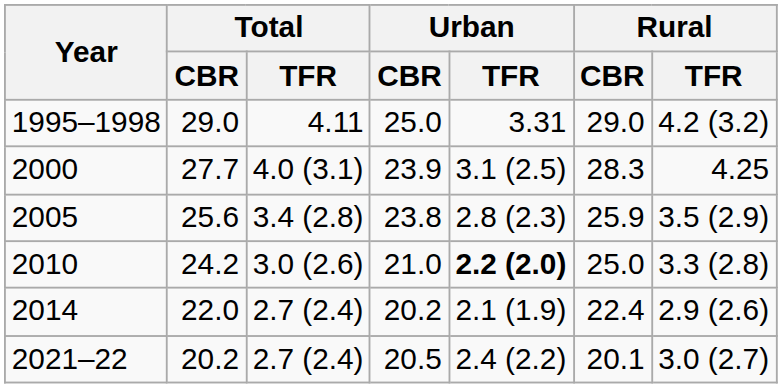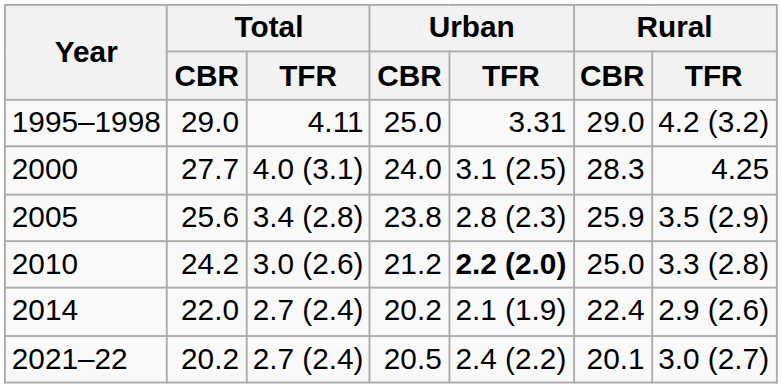(413, 169) 23.9 -> (413, 169) 24.0
(413, 264) 21.0 -> (413, 264) 21.2
